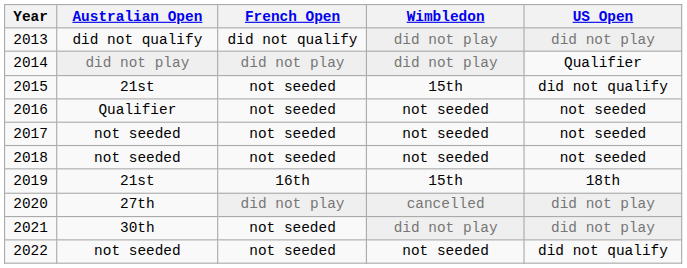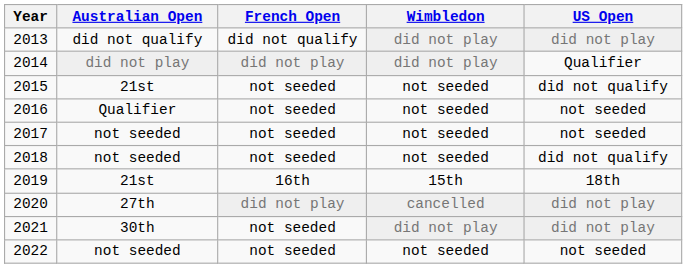(446, 87) 15th -> (446, 87) not seeded
(603, 157) not seeded -> (603, 157) did not qualify
(603, 251) did not qualify -> (603, 251) not seeded
